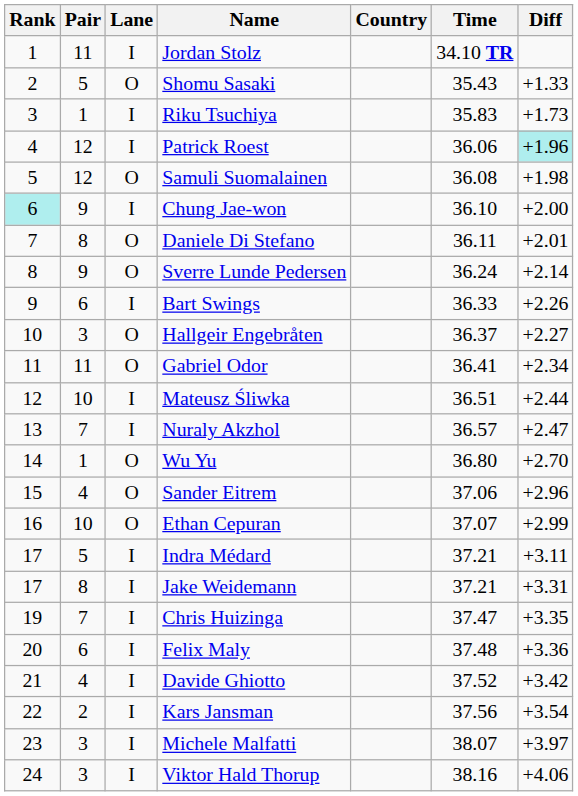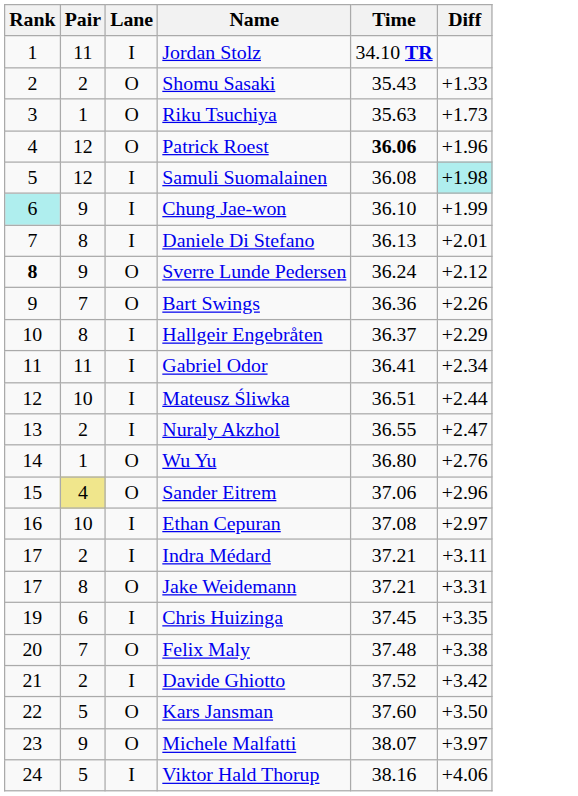- column: (391, 20)
(83, 83) 5 -> (83, 83) 2
(132, 114) I -> (132, 114) O
(475, 114) 35.83 -> (394, 114) 35.63
(132, 146) I -> (132, 146) O
(475, 146) normal -> (394, 146) bold
(546, 146) paleturquoise background -> (465, 146) no background
(132, 177) O -> (132, 177) I
(546, 177) no background -> (465, 177) paleturquoise background
(546, 209) +2.00 -> (465, 209) +1.99
(132, 240) O -> (132, 240) I
(475, 240) 36.11 -> (394, 240) 36.13
(32, 271) normal -> (32, 271) bold
(546, 271) +2.14 -> (465, 271) +2.12
(83, 303) 6 -> (83, 303) 7
(132, 303) I -> (132, 303) O
(475, 303) 36.33 -> (394, 303) 36.36
(83, 334) 3 -> (83, 334) 8
(132, 334) O -> (132, 334) I
(546, 334) +2.27 -> (465, 334) +2.29
(132, 366) O -> (132, 366) I
(83, 429) 7 -> (83, 429) 2
(475, 429) 36.57 -> (394, 429) 36.55
(546, 460) +2.70 -> (465, 460) +2.76
(83, 492) no background -> (83, 492) khaki background
(132, 523) O -> (132, 523) I
(475, 523) 37.07 -> (394, 523) 37.08
(546, 523) +2.99 -> (465, 523) +2.97
(83, 555) 5 -> (83, 555) 2
(132, 586) I -> (132, 586) O
(83, 618) 7 -> (83, 618) 6
(475, 618) 37.47 -> (394, 618) 37.45
(83, 649) 6 -> (83, 649) 7
(132, 649) I -> (132, 649) O
(546, 649) +3.36 -> (465, 649) +3.38
(83, 680) 4 -> (83, 680) 2
(83, 712) 2 -> (83, 712) 5
(132, 712) I -> (132, 712) O
(475, 712) 37.56 -> (394, 712) 37.60
(546, 712) +3.54 -> (465, 712) +3.50
(83, 743) 3 -> (83, 743) 9
(132, 743) I -> (132, 743) O
(83, 775) 3 -> (83, 775) 5
